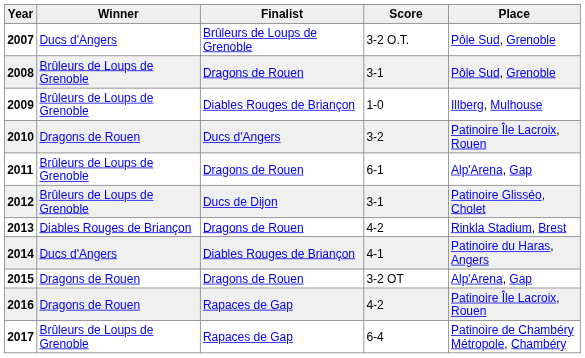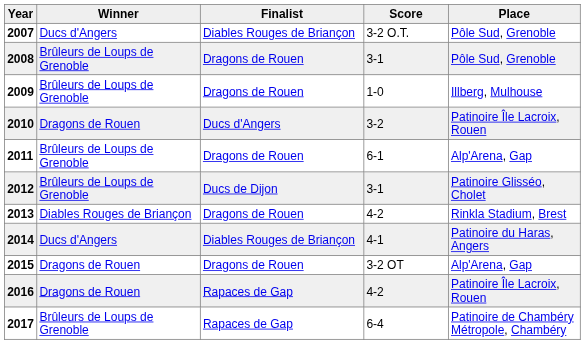(260, 40) Brûleurs de Loups de Grenoble -> (279, 33) Diables Rouges de Briançon
(279, 104) Diables Rouges de Briançon -> (253, 91) Dragons de Rouen
